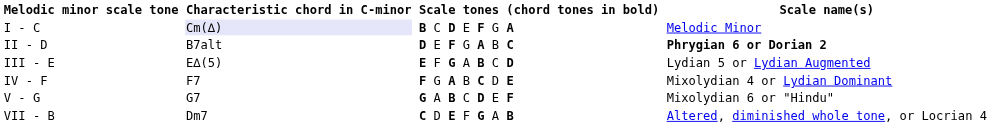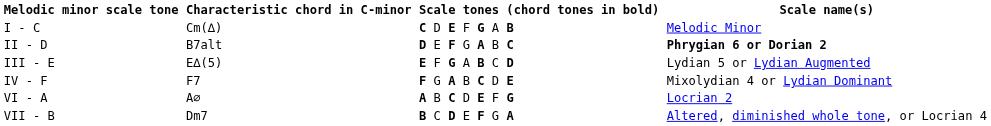(204, 27) lavender background -> (204, 27) no background
(466, 27) B C D E F G A -> (466, 27) C D E F G A B
- row: (22, 98)
+ row: (26, 98)
(466, 116) C D E F G A B -> (466, 116) B C D E F G A
